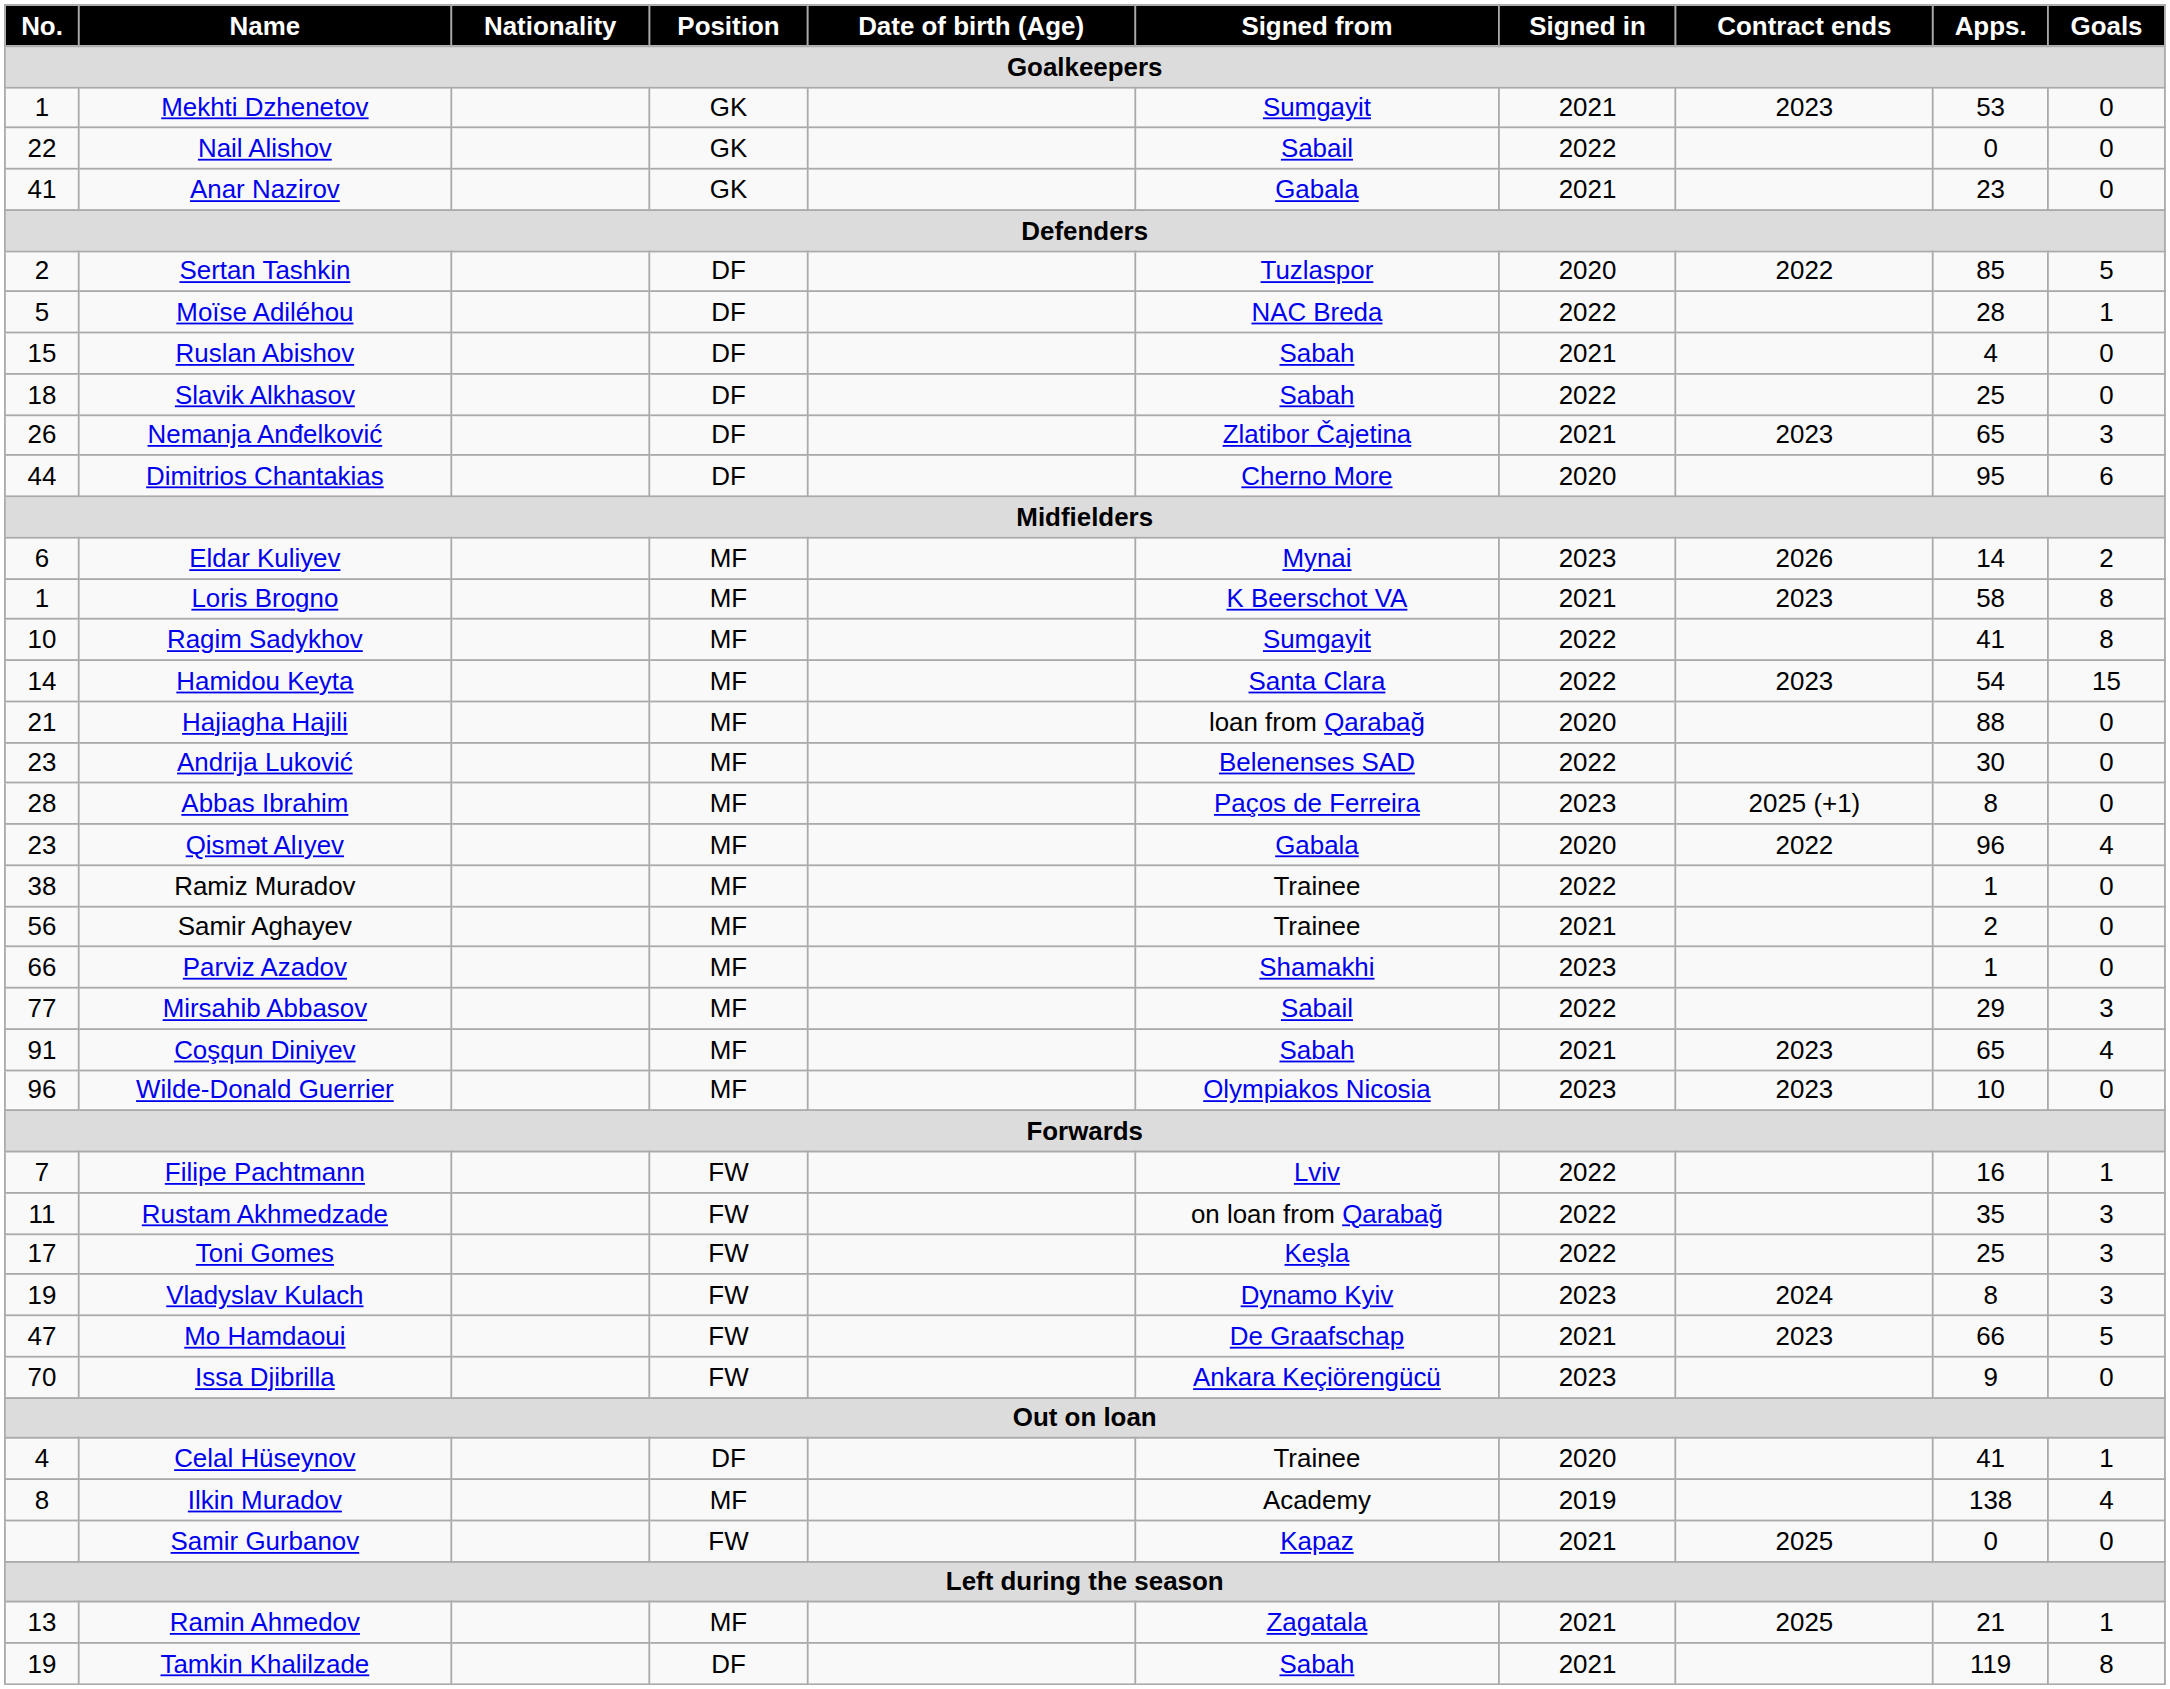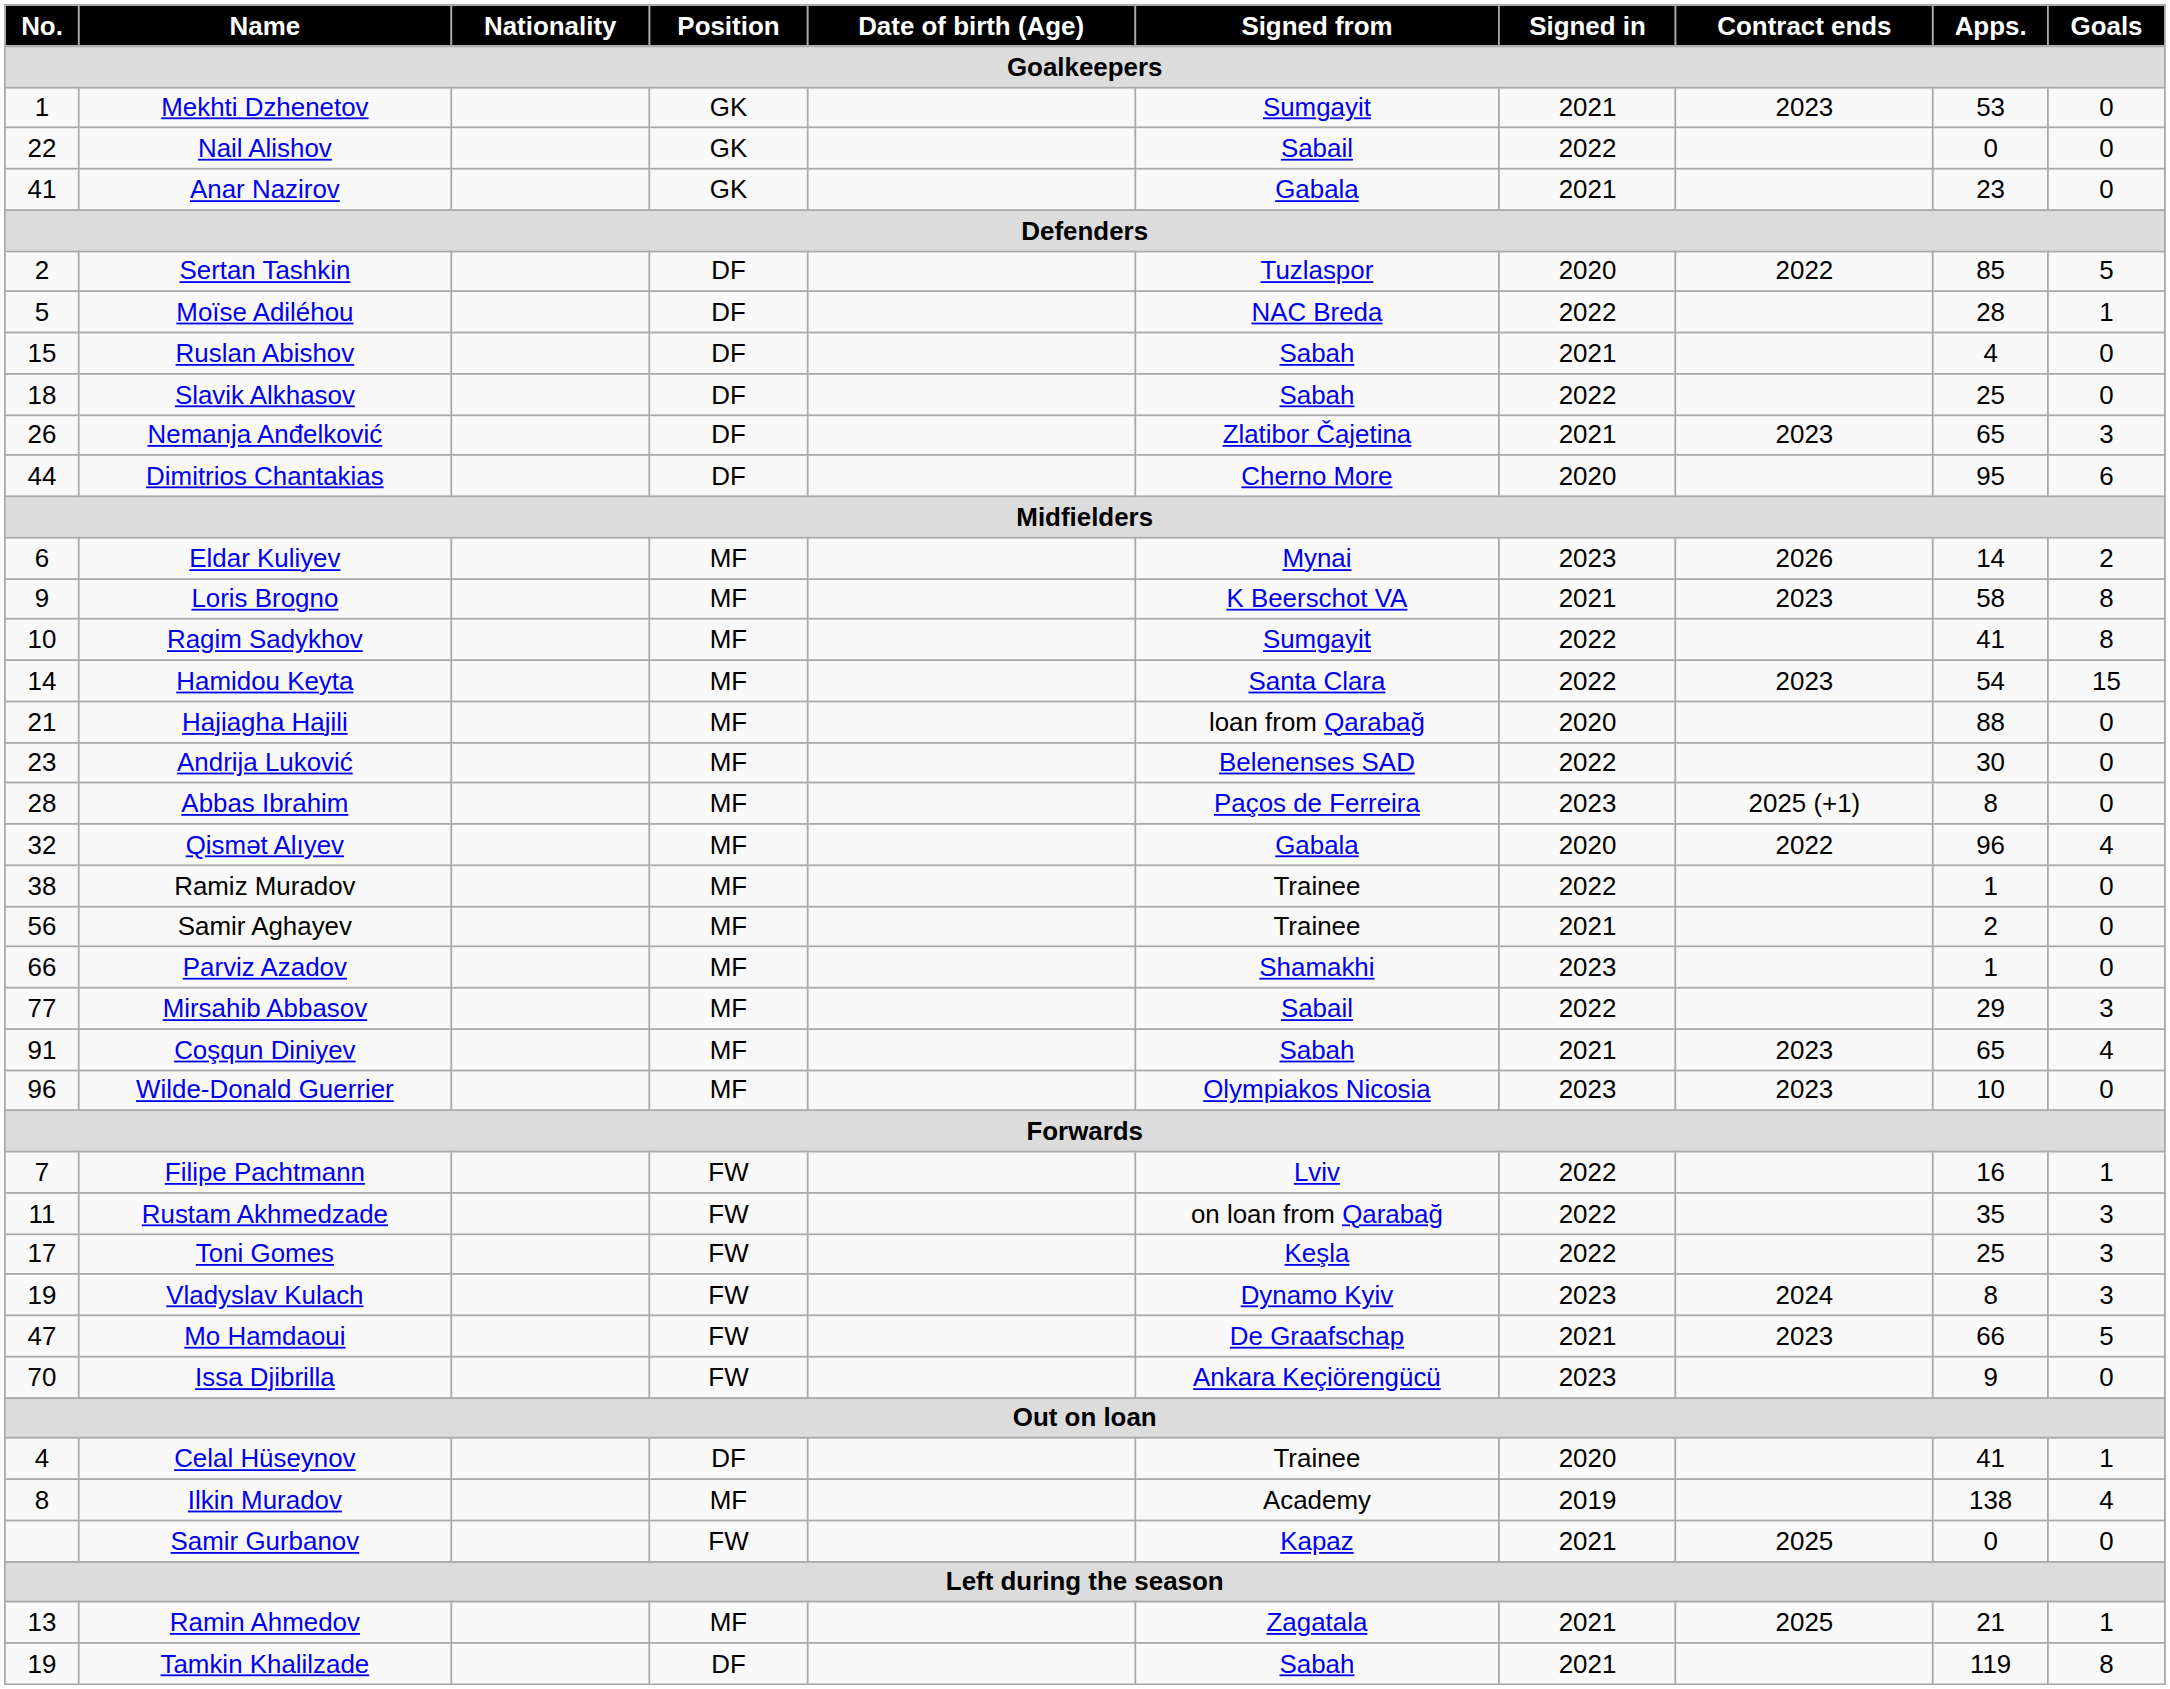(42, 599) 1 -> (42, 599) 9
(42, 845) 23 -> (42, 845) 32
